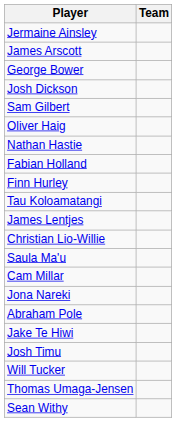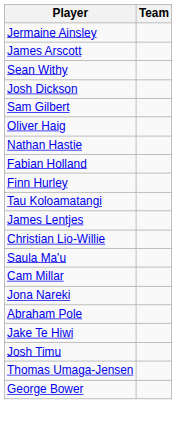rows swapped: (45, 70) <-> (37, 408)
- row: (36, 370)
